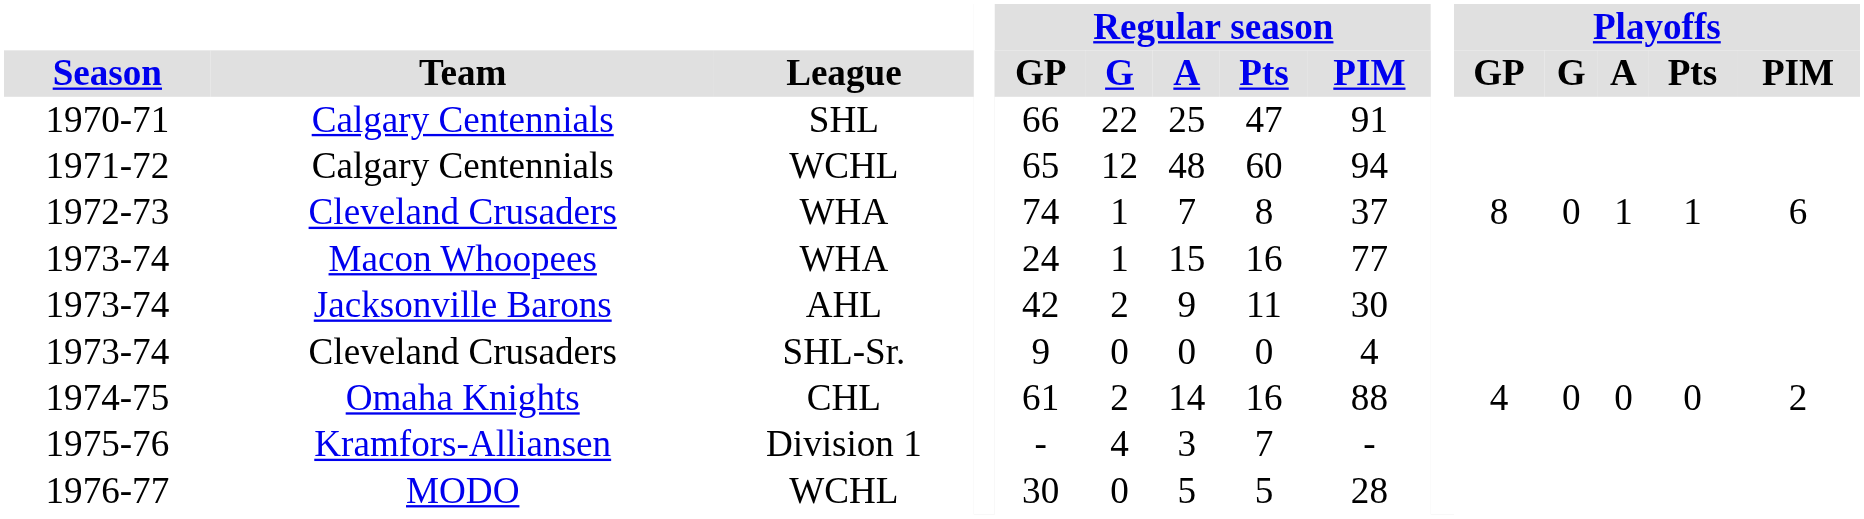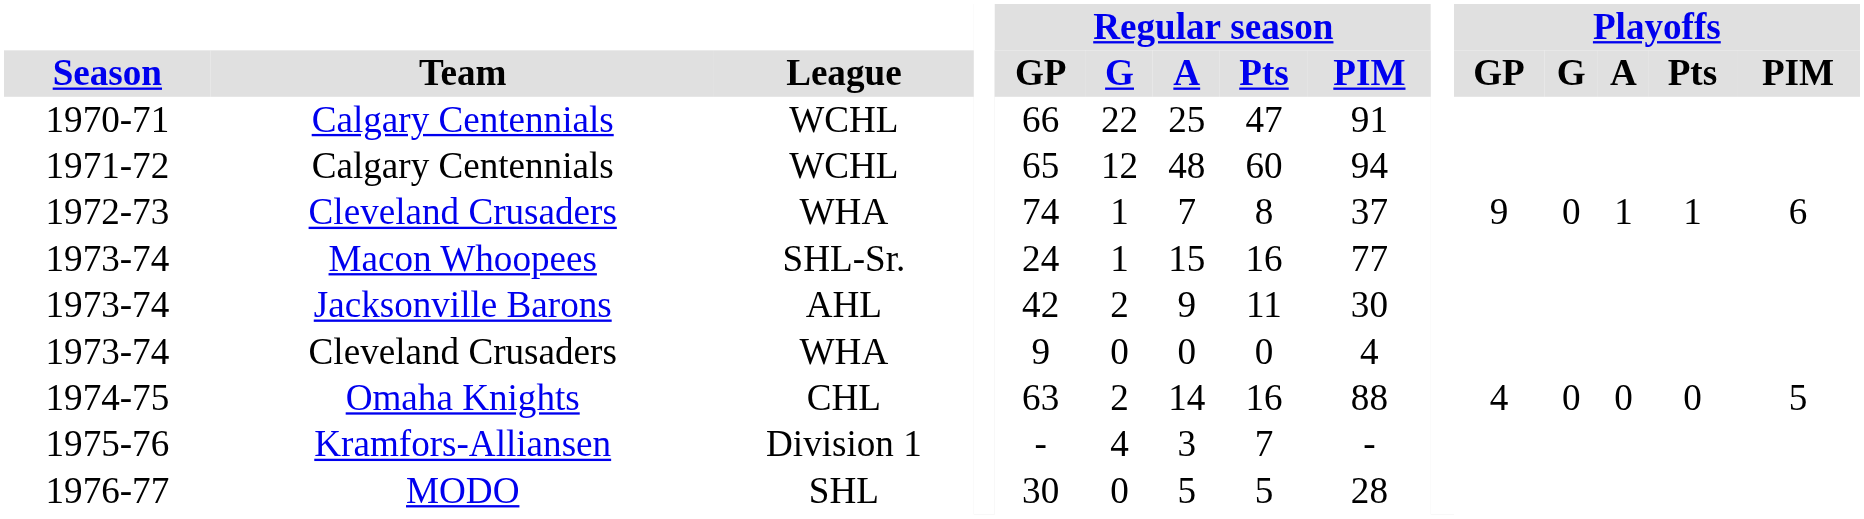(844, 119) SHL -> (844, 119) WCHL
(1499, 212) 8 -> (1499, 212) 9
(844, 258) WHA -> (844, 258) SHL-Sr.
(844, 351) SHL-Sr. -> (844, 351) WHA
(1041, 397) 61 -> (1041, 397) 63
(1798, 397) 2 -> (1798, 397) 5
(844, 490) WCHL -> (844, 490) SHL
